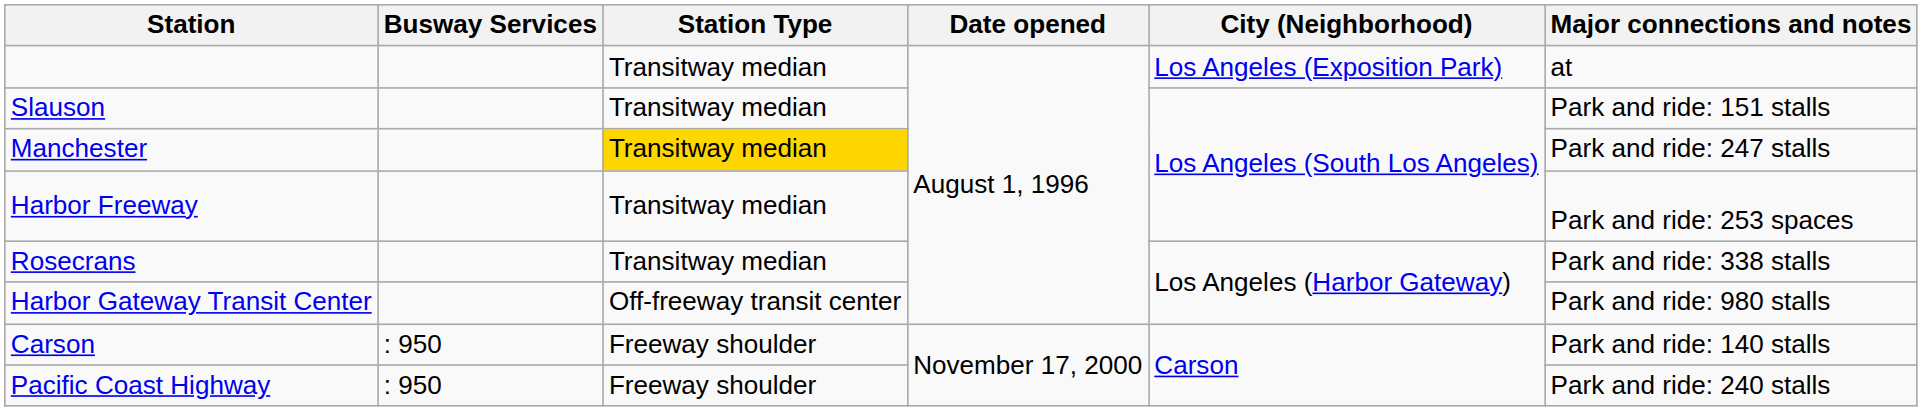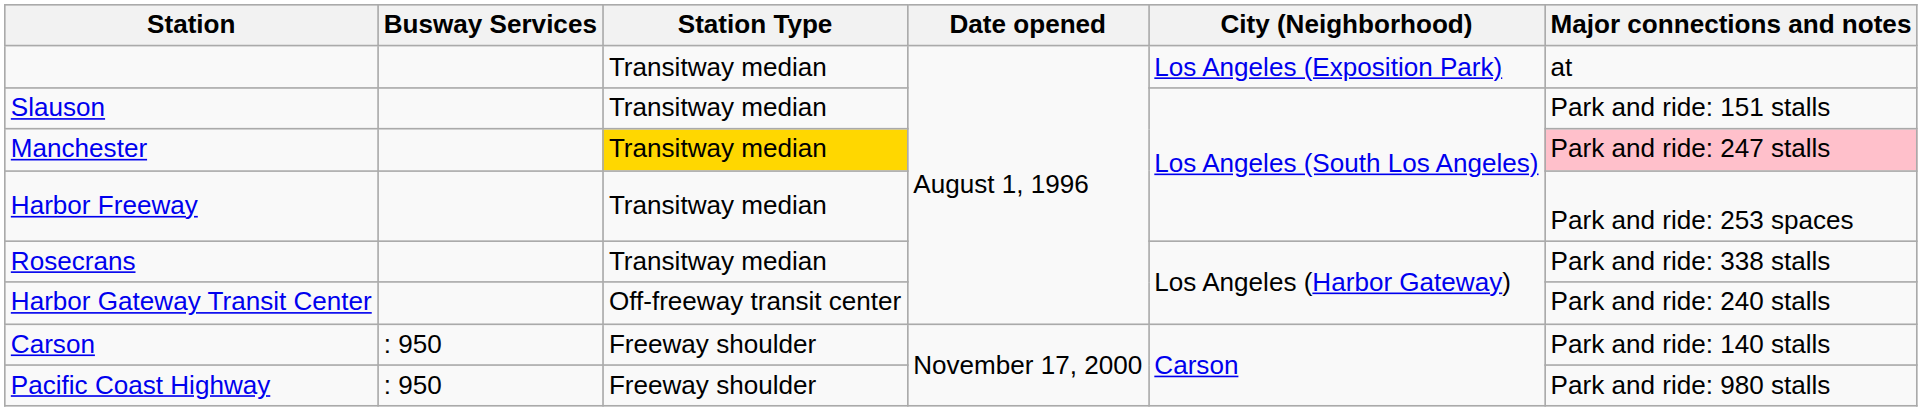(1690, 149) no background -> (1690, 149) pink background
(1690, 302) Park and ride: 980 stalls -> (1690, 302) Park and ride: 240 stalls
(1690, 385) Park and ride: 240 stalls -> (1690, 385) Park and ride: 980 stalls
